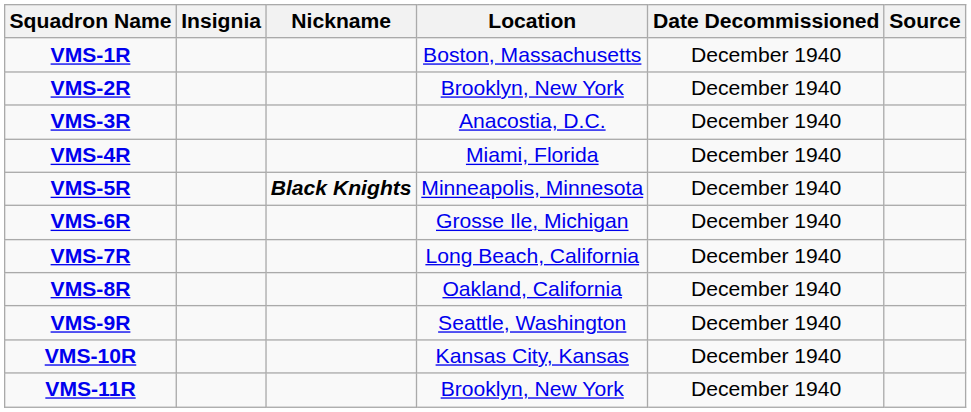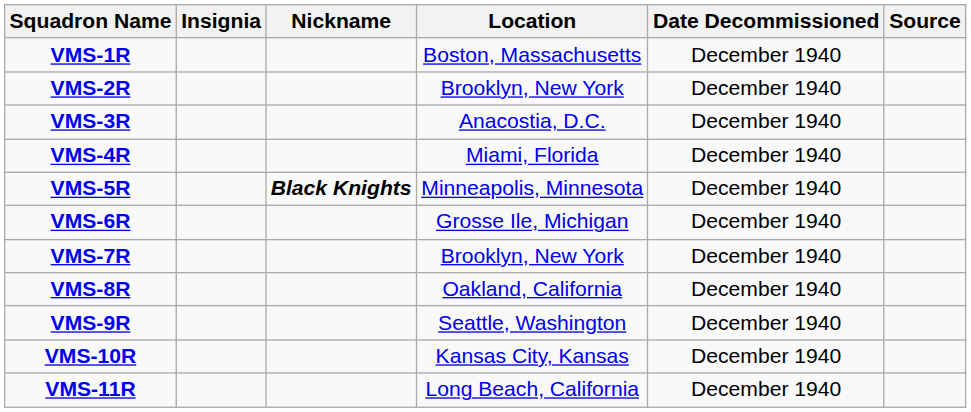(532, 255) Long Beach, California -> (532, 255) Brooklyn, New York
(532, 389) Brooklyn, New York -> (532, 389) Long Beach, California
